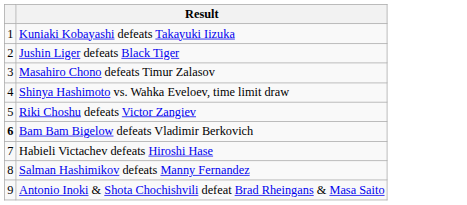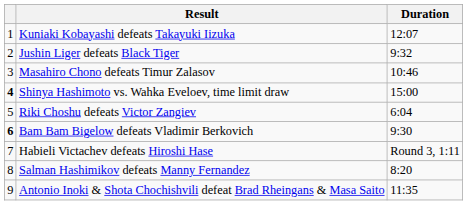+ column: (425, 14)
(10, 92) normal -> (10, 92) bold
